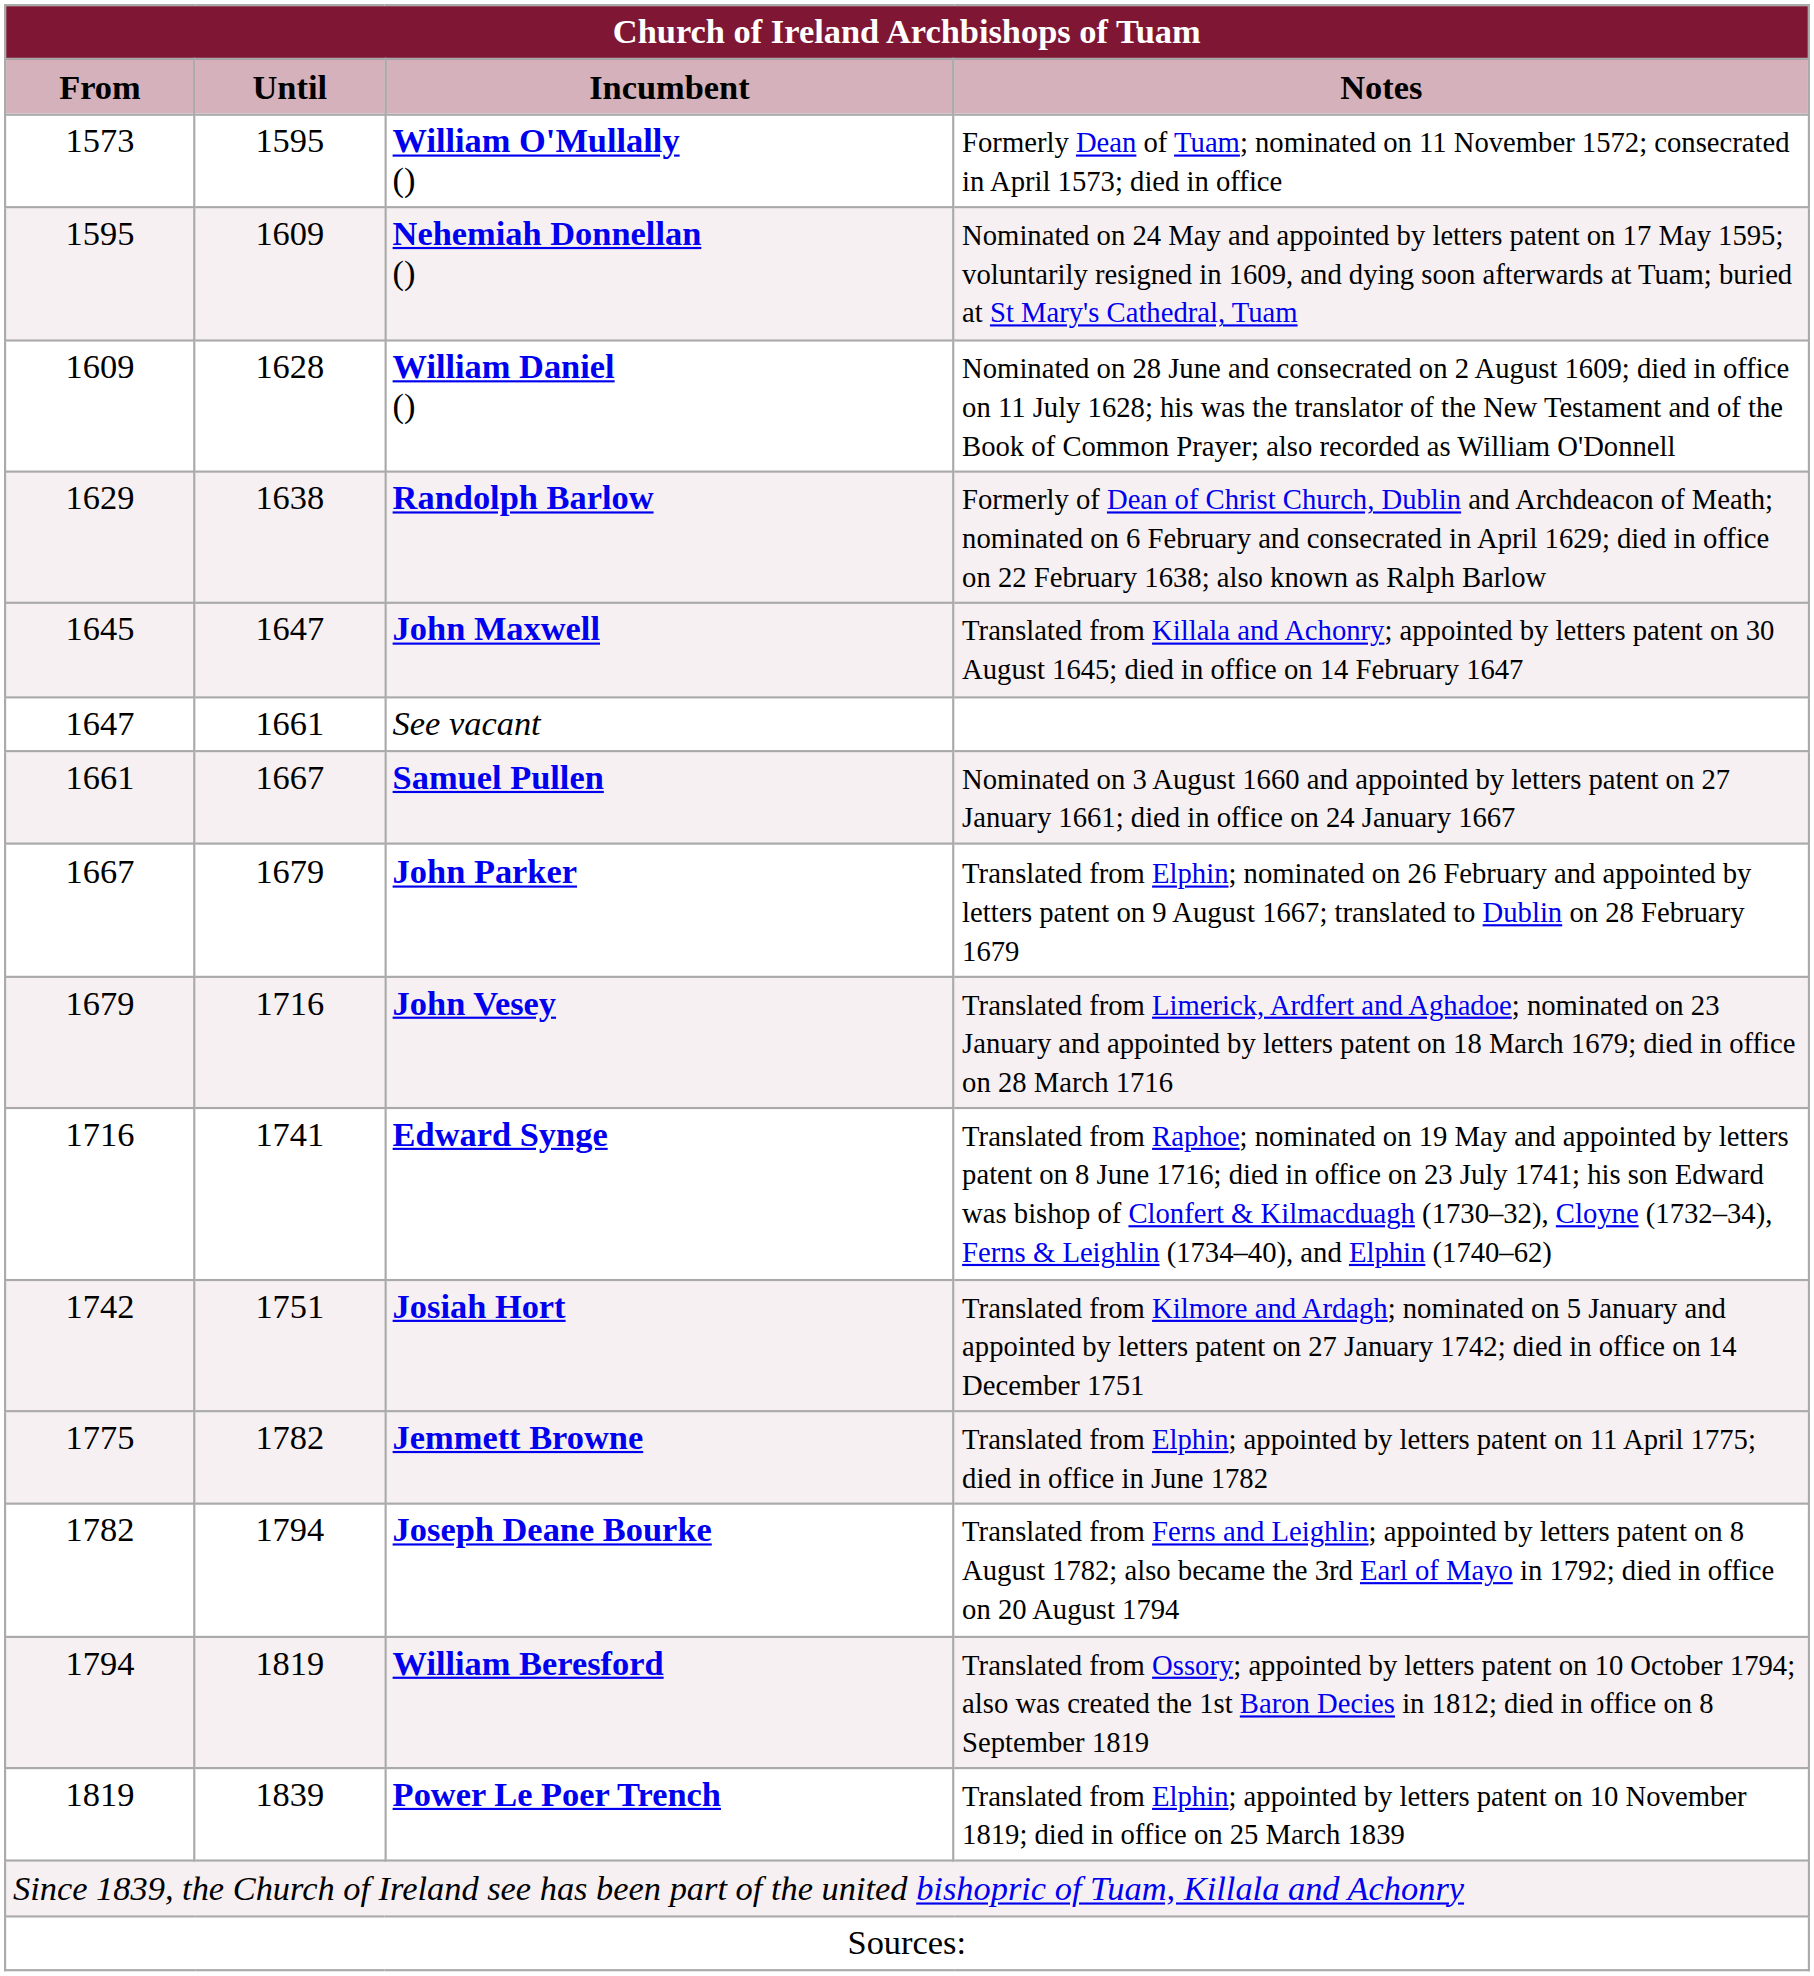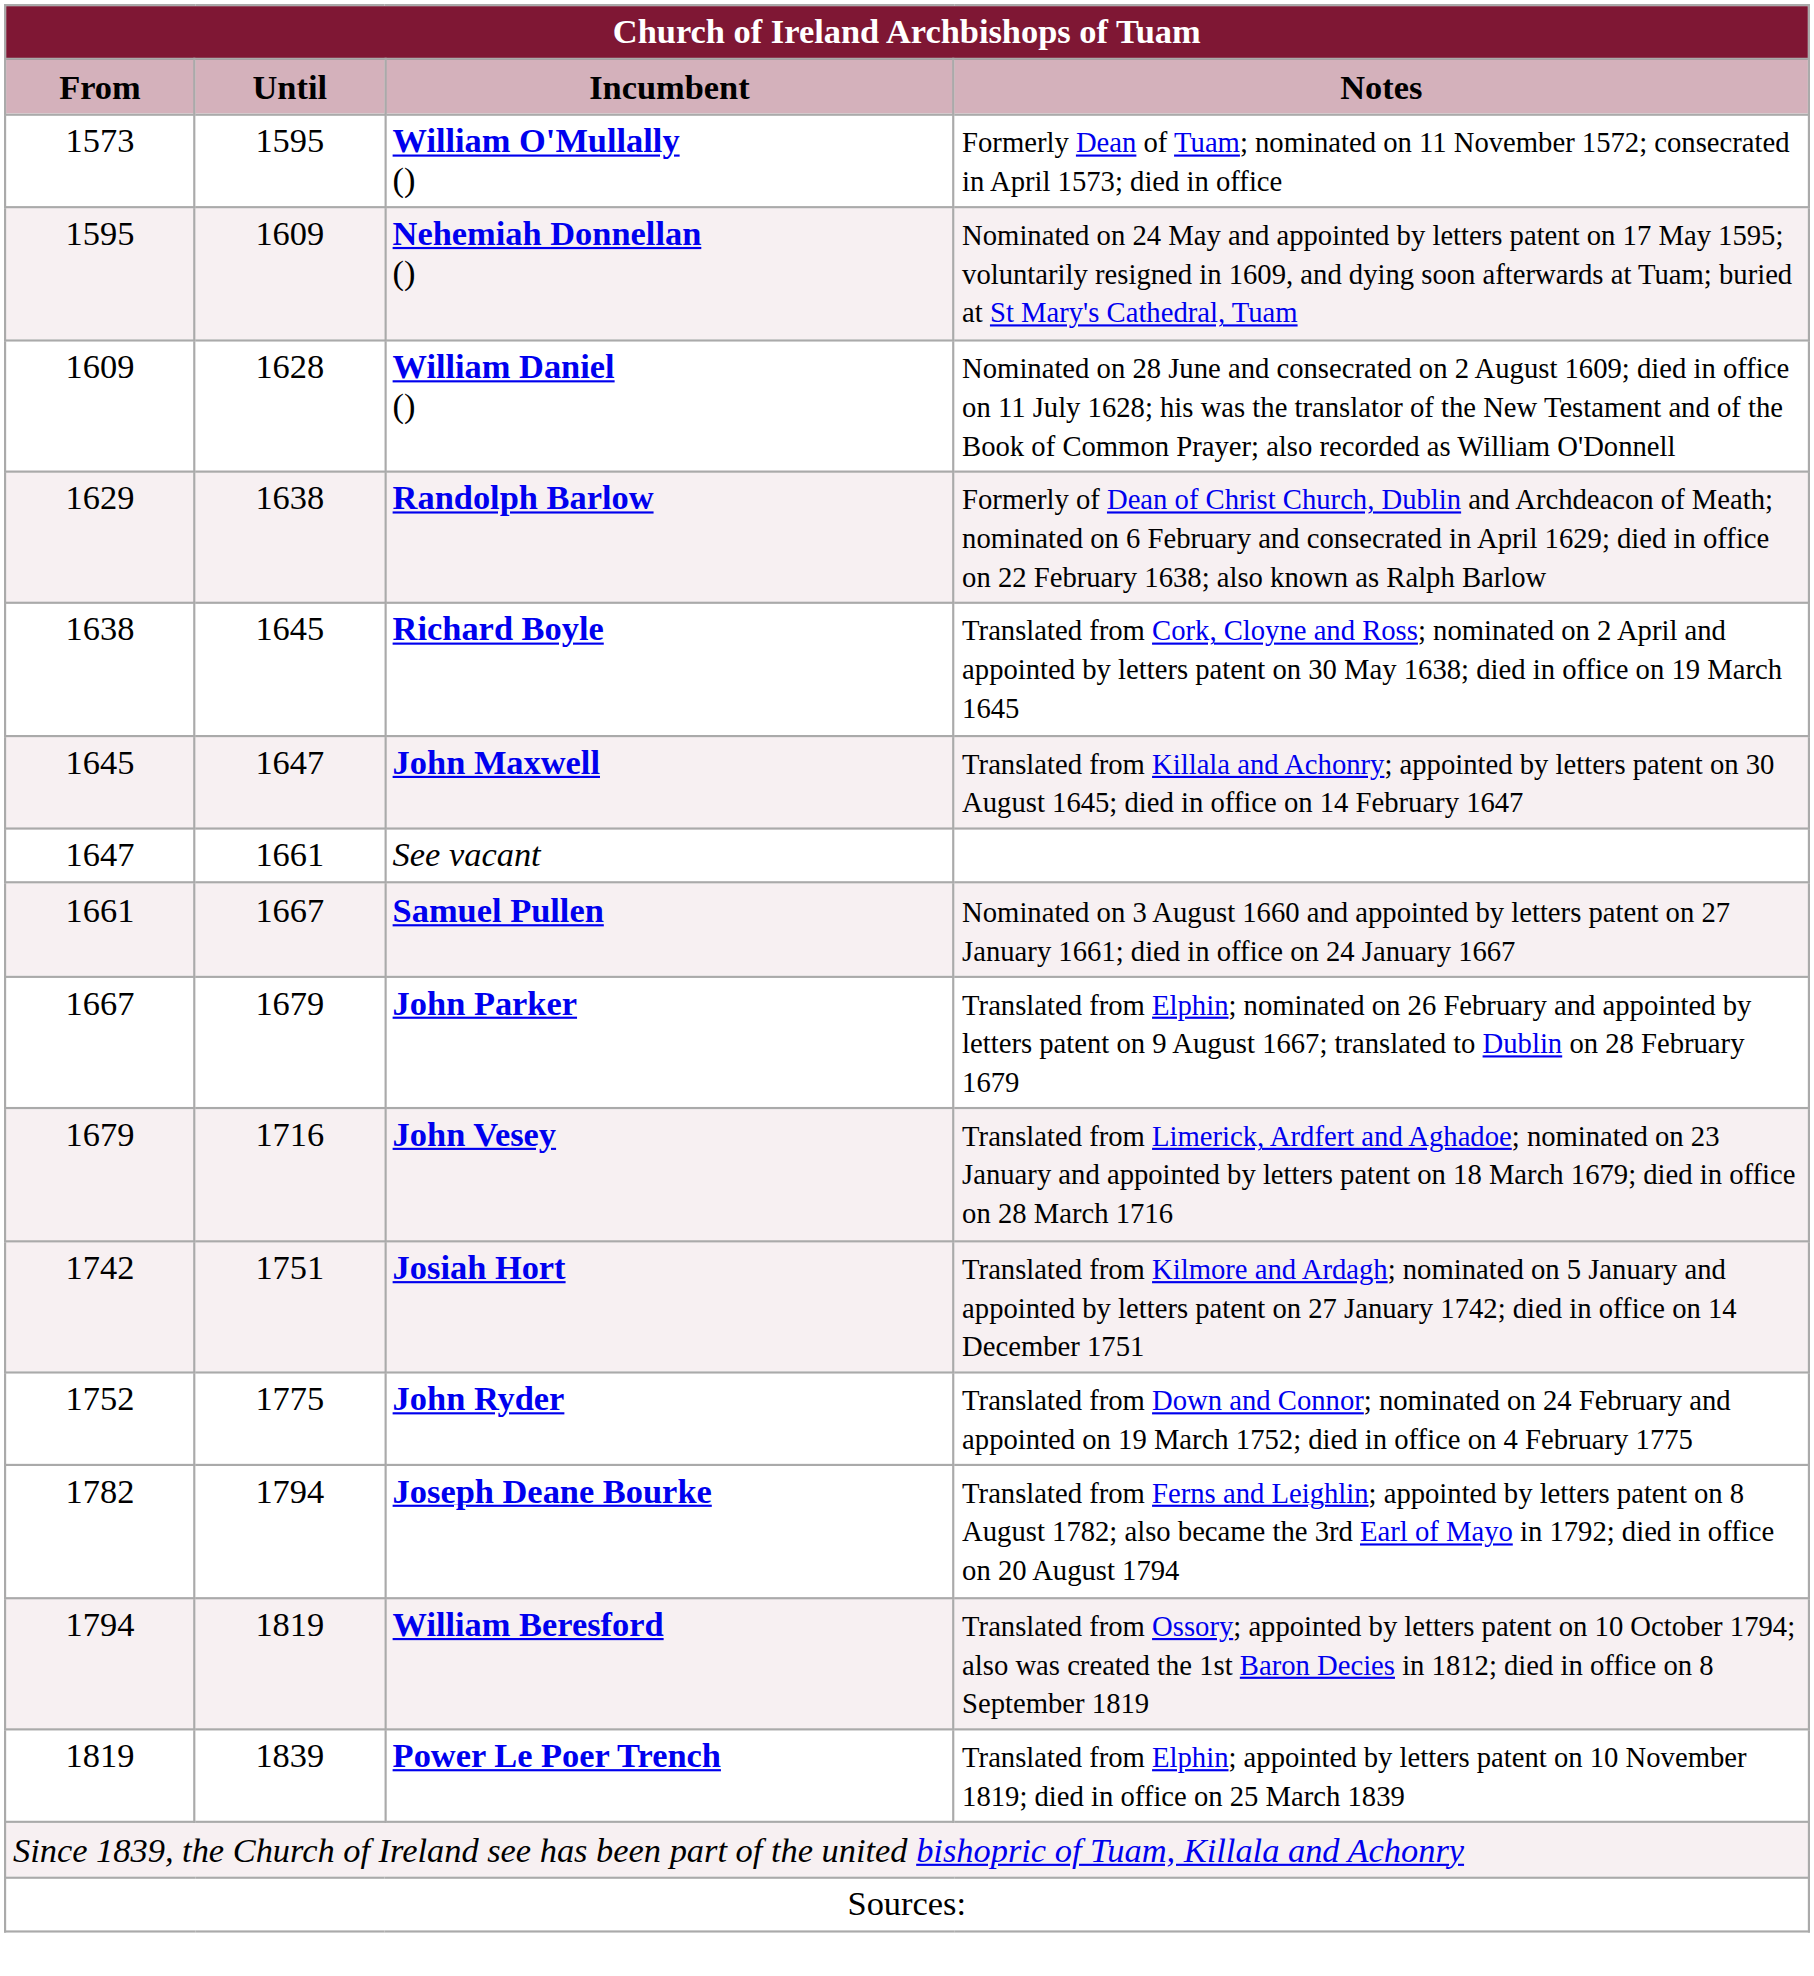+ row: (498, 630)
- row: (500, 1134)
+ row: (478, 1398)
- row: (518, 1437)
